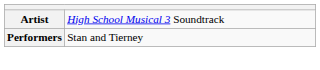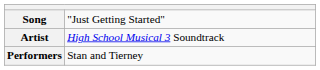+ row: (34, 19)
